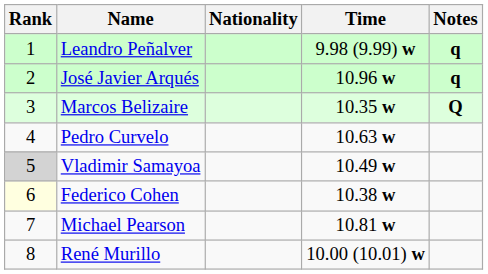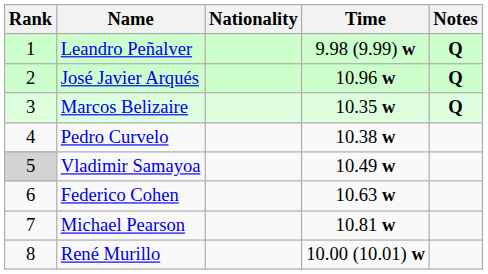(456, 48) q -> (456, 48) Q
(456, 78) q -> (456, 78) Q
(366, 136) 10.63 w -> (366, 136) 10.38 w
(31, 195) lightyellow background -> (31, 195) no background
(366, 195) 10.38 w -> (366, 195) 10.63 w
